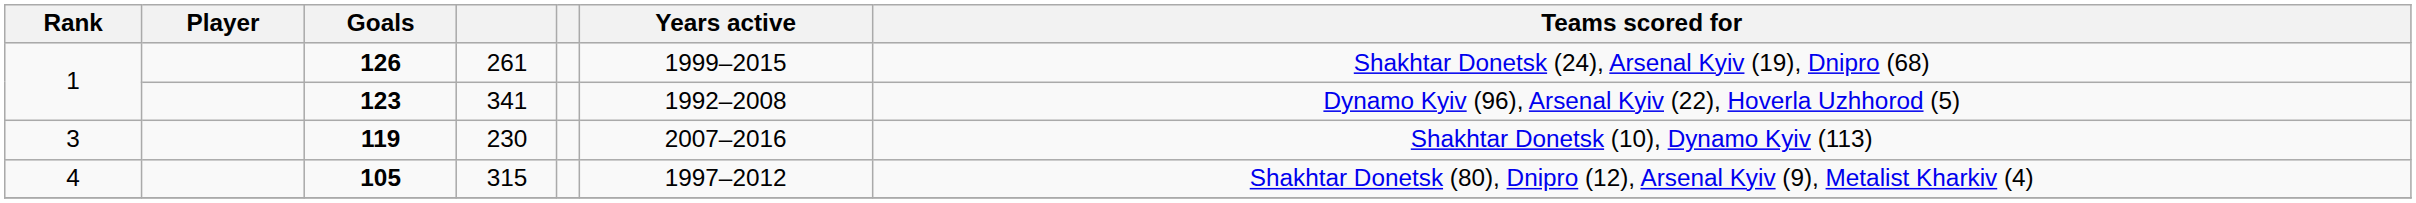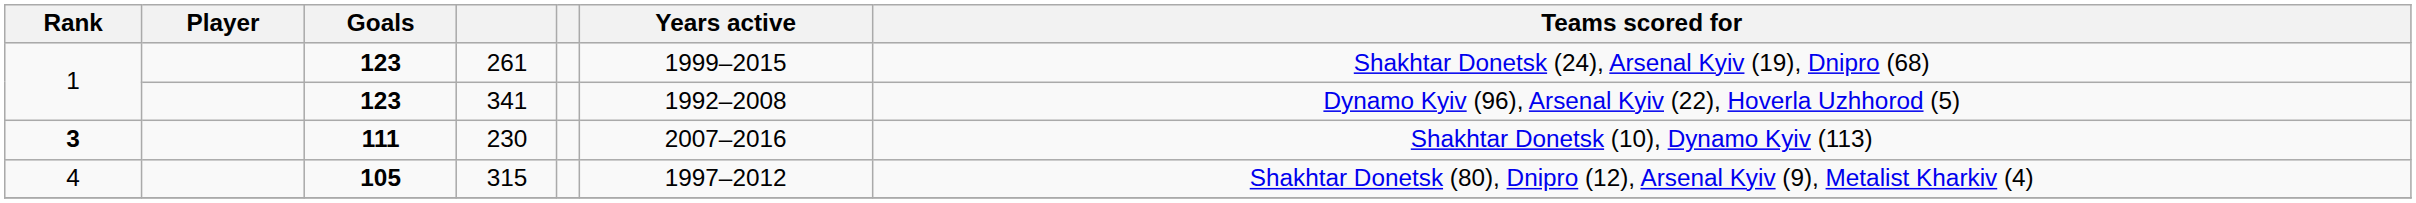(381, 62) 126 -> (381, 62) 123
(73, 139) normal -> (73, 139) bold
(381, 139) 119 -> (381, 139) 111
